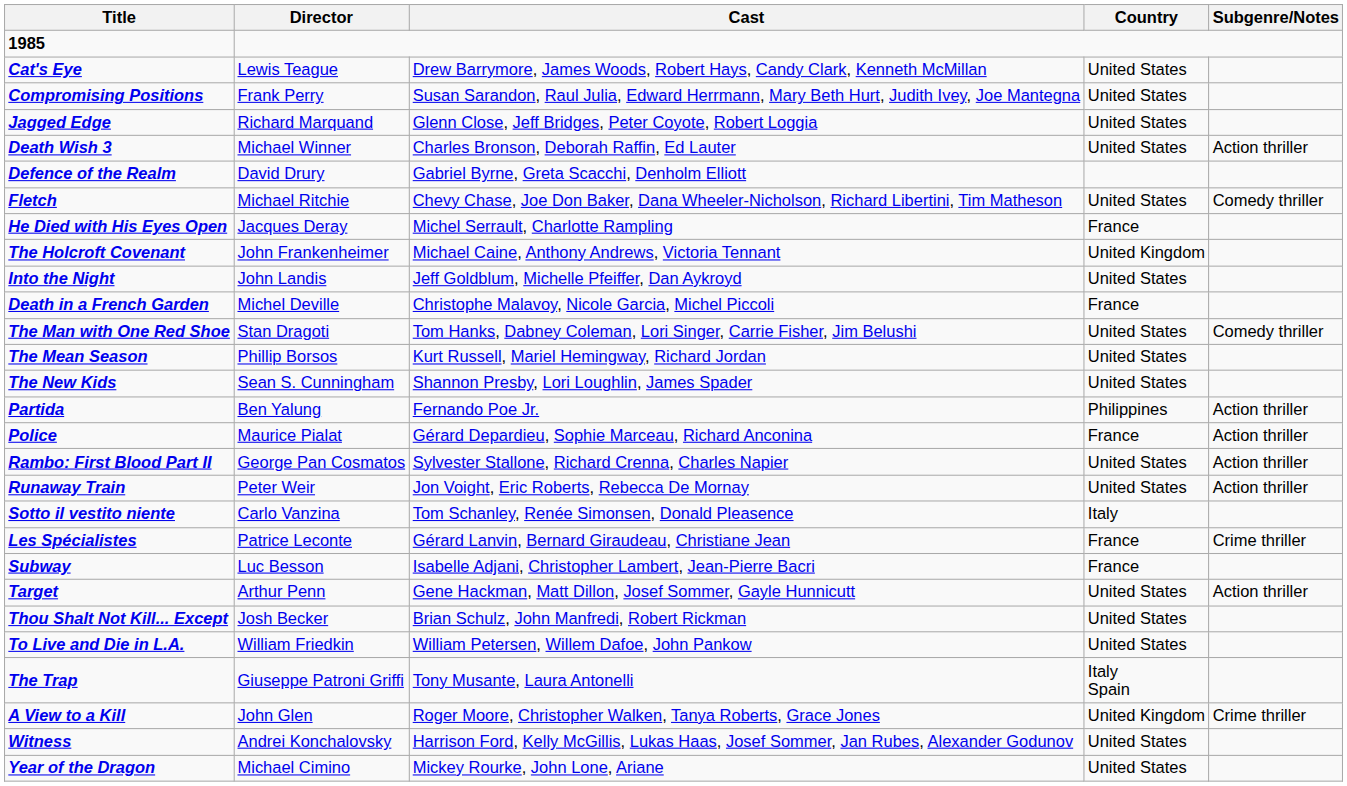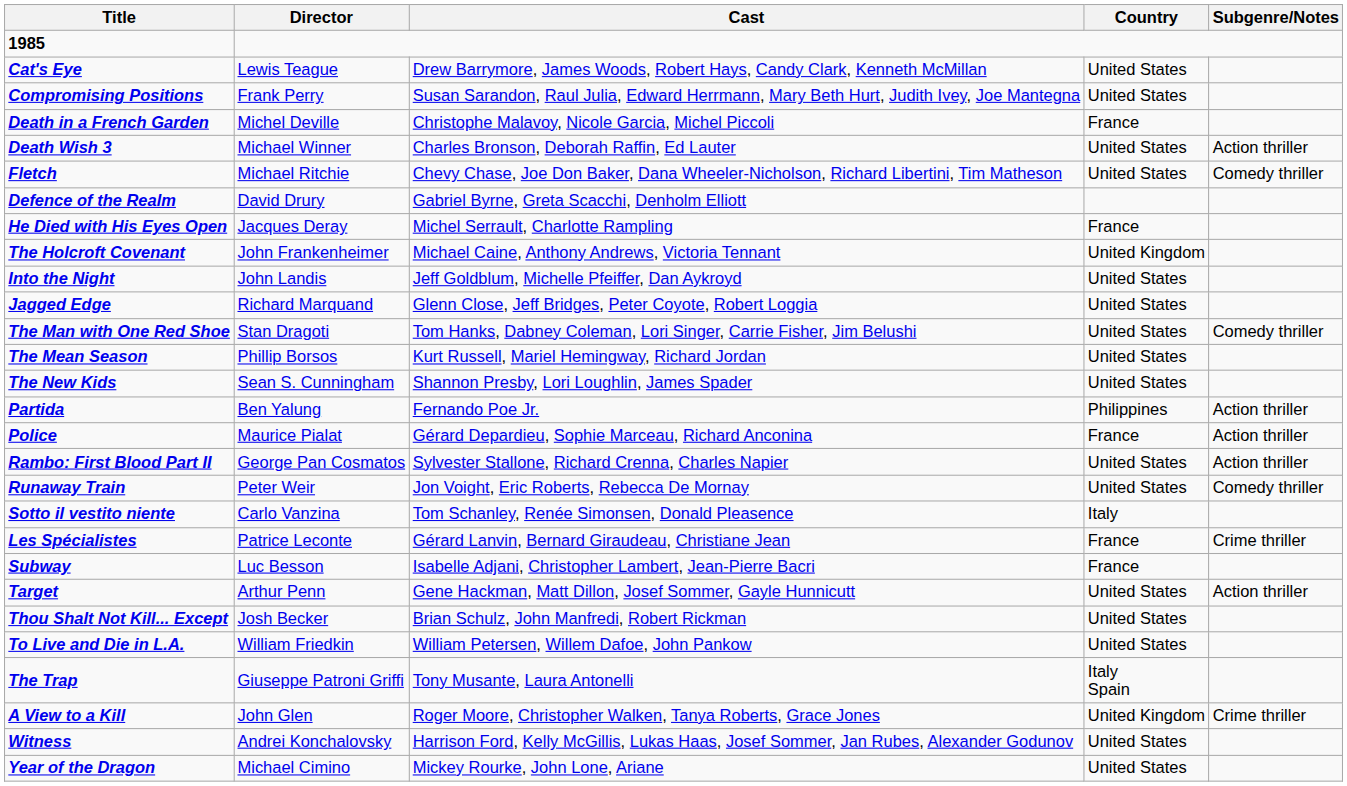rows swapped: (109, 305) <-> (60, 122)
rows swapped: (92, 174) <-> (33, 200)
(1260, 488) Action thriller -> (1268, 488) Comedy thriller
